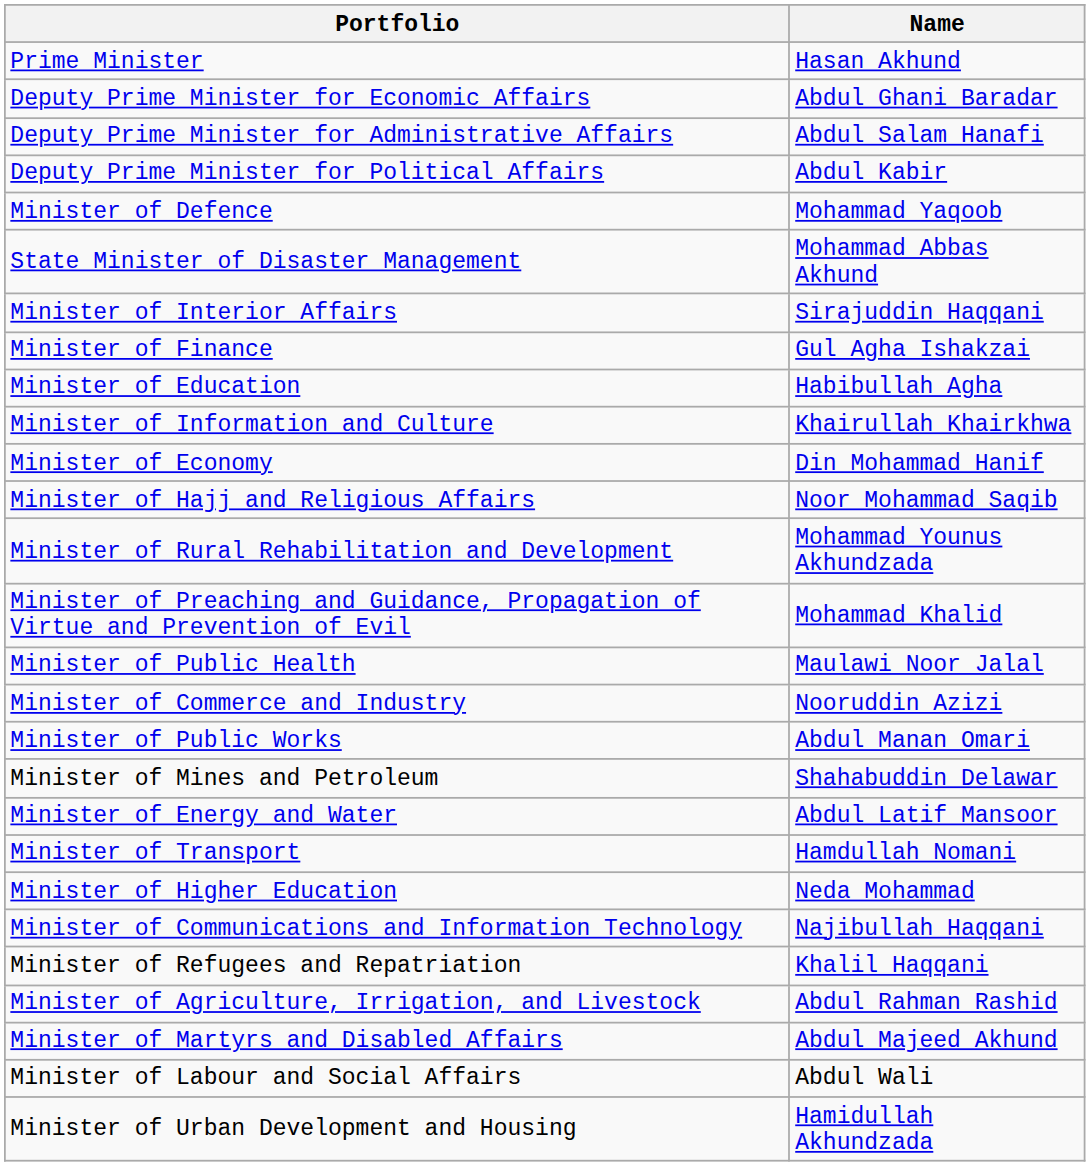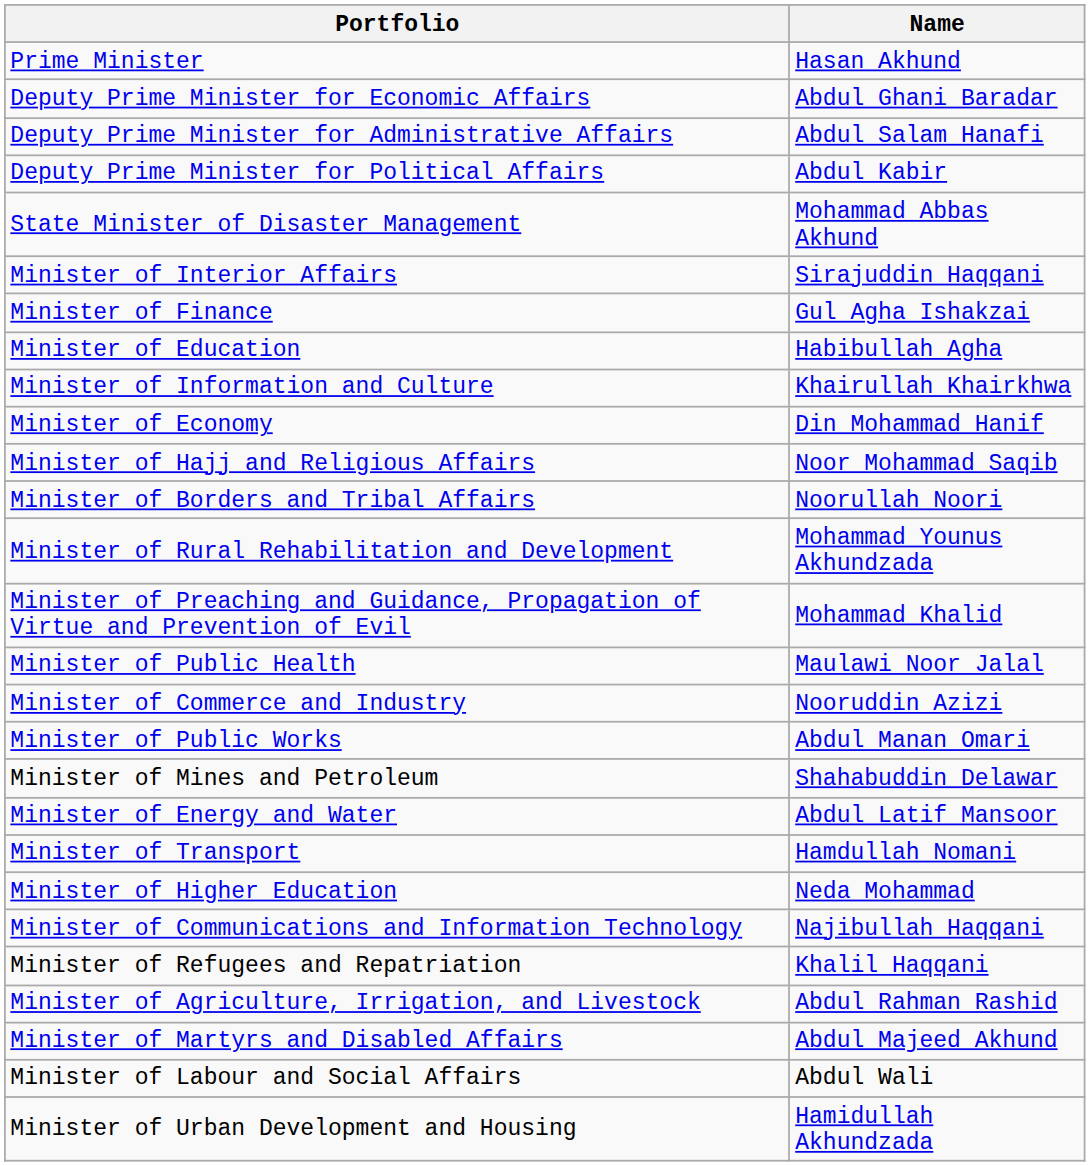- row: (142, 211)
+ row: (273, 500)
